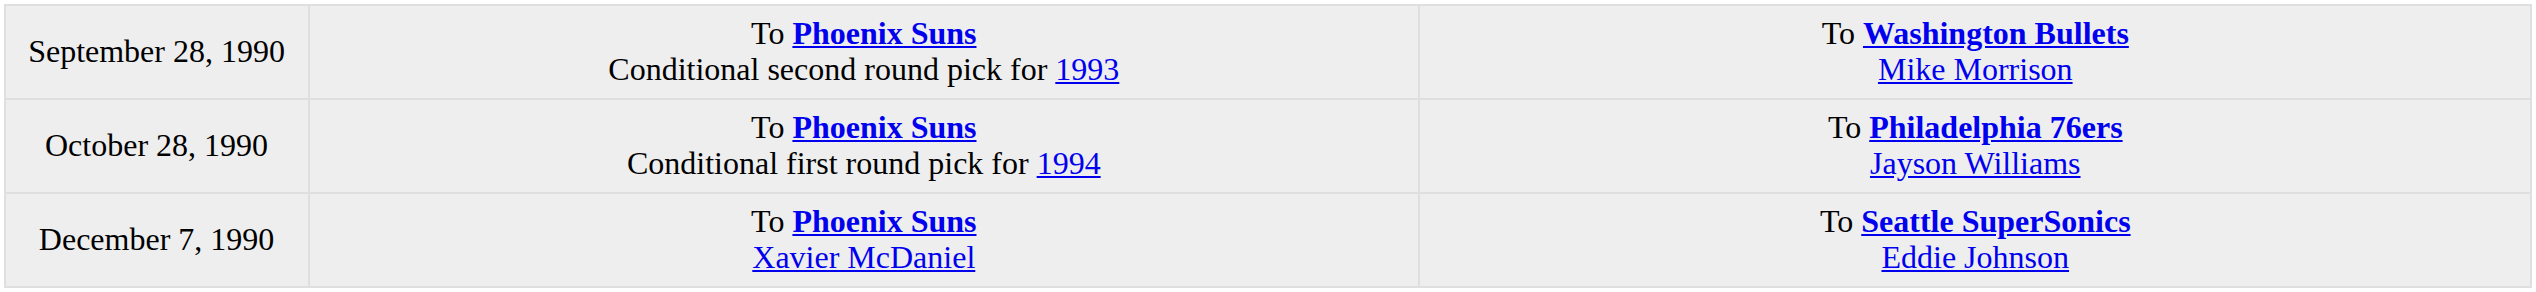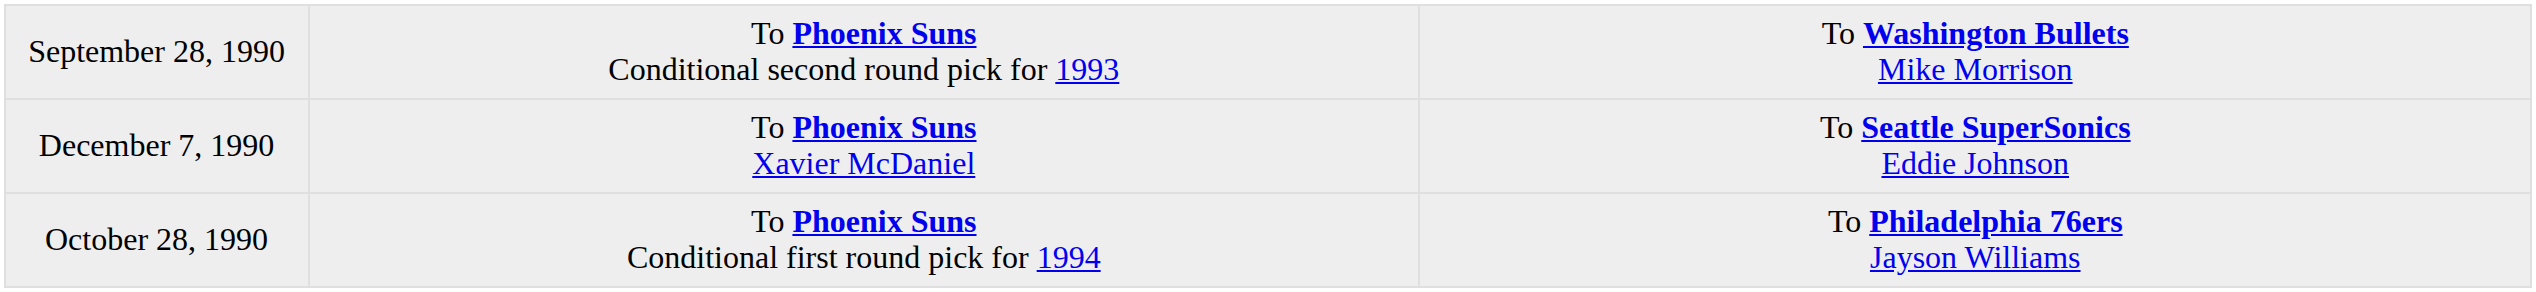rows swapped: (157, 145) <-> (157, 239)
